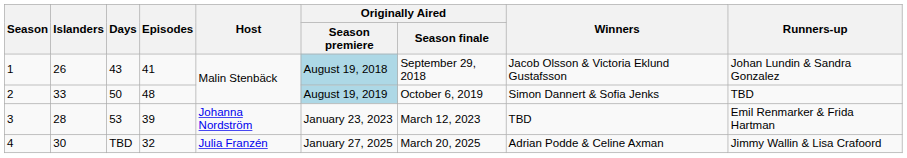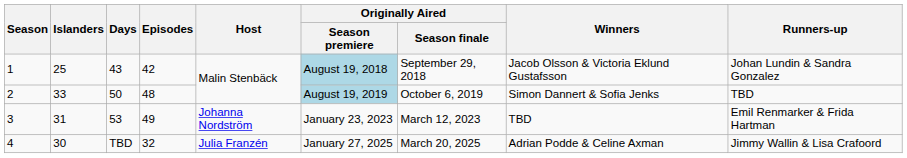(60, 69) 26 -> (60, 69) 25
(148, 69) 41 -> (148, 69) 42
(60, 119) 28 -> (60, 119) 31
(148, 119) 39 -> (148, 119) 49
